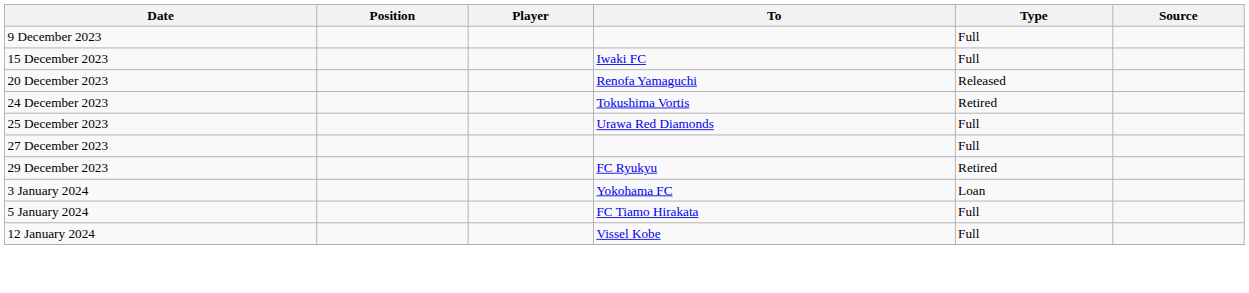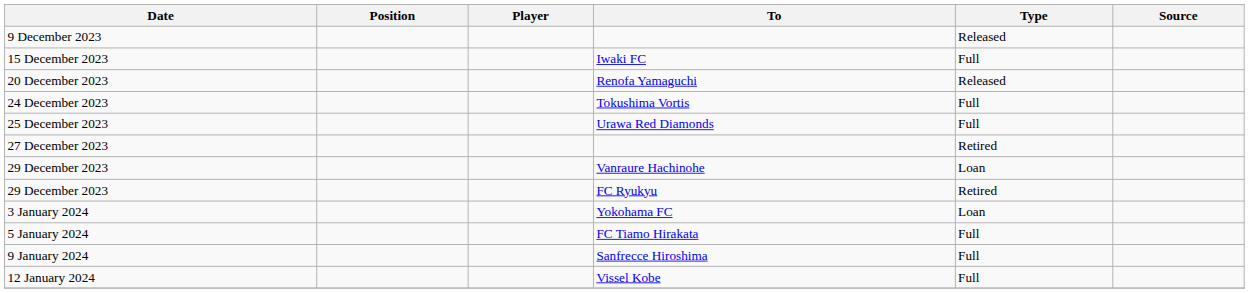(969, 37) Full -> (982, 37) Released
(978, 102) Retired -> (969, 102) Full
(969, 146) Full -> (978, 146) Retired
+ row: (58, 168)
+ row: (48, 255)
